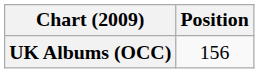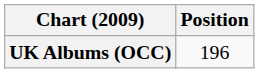(215, 51) 156 -> (215, 51) 196
